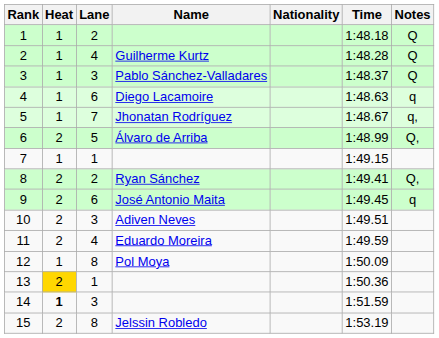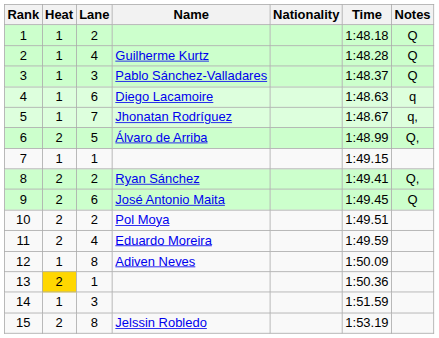(413, 199) q -> (413, 199) Q
(94, 220) 3 -> (94, 220) 2
(155, 220) Adiven Neves -> (142, 220) Pol Moya
(142, 261) Pol Moya -> (155, 261) Adiven Neves
(59, 302) bold -> (59, 302) normal
